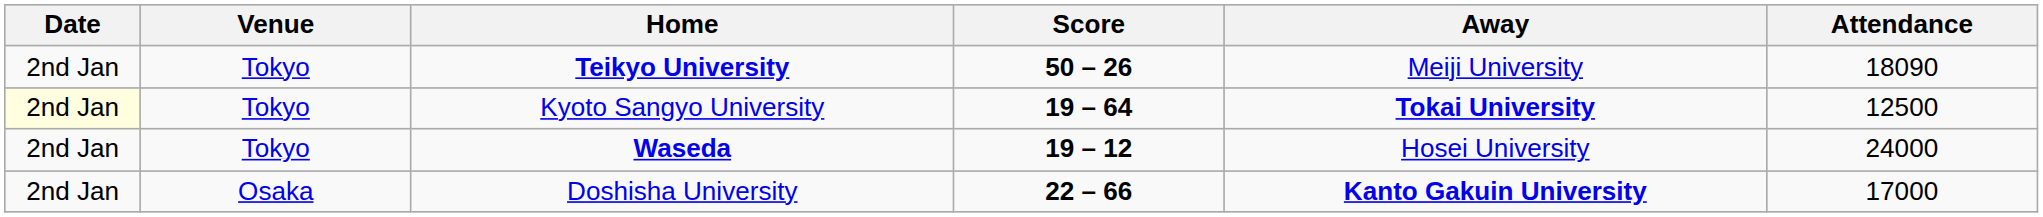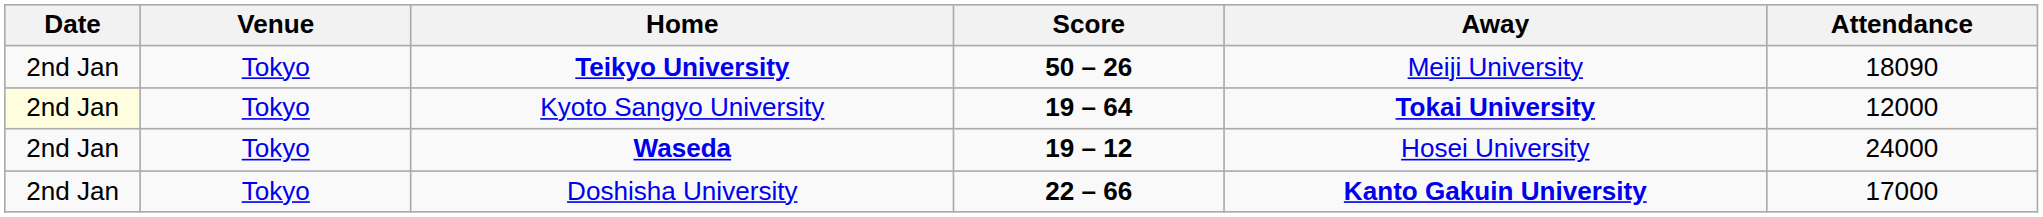(1902, 107) 12500 -> (1902, 107) 12000
(276, 190) Osaka -> (276, 190) Tokyo
